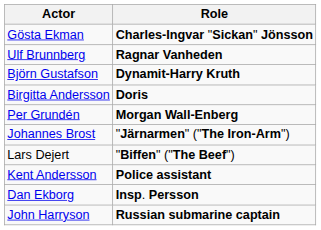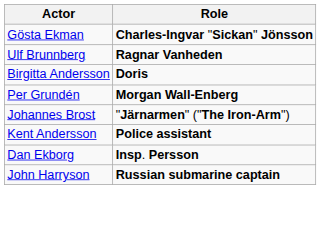- row: (53, 74)
- row: (38, 154)
